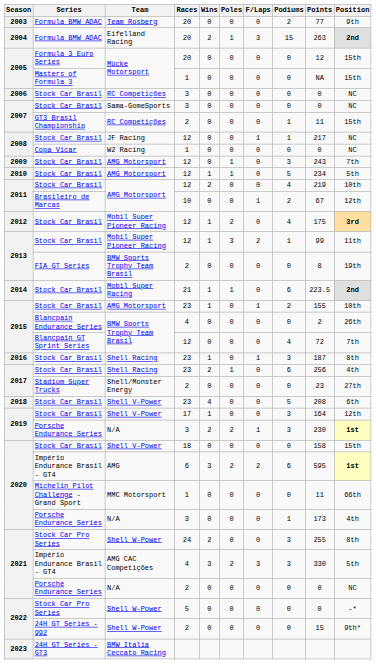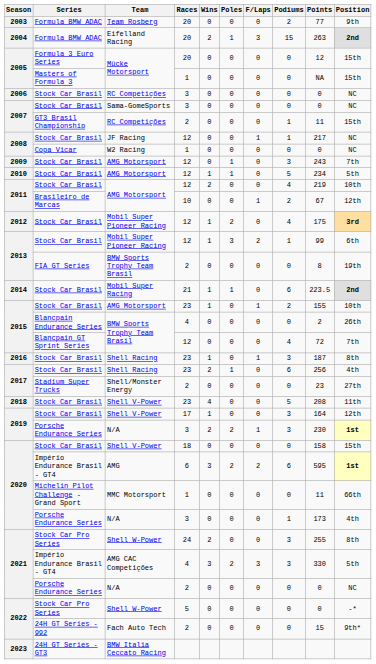(353, 241) 11th -> (353, 241) 6th
(353, 402) 6th -> (353, 402) 11th
(134, 628) Shell W-Power -> (136, 628) Fach Auto Tech
